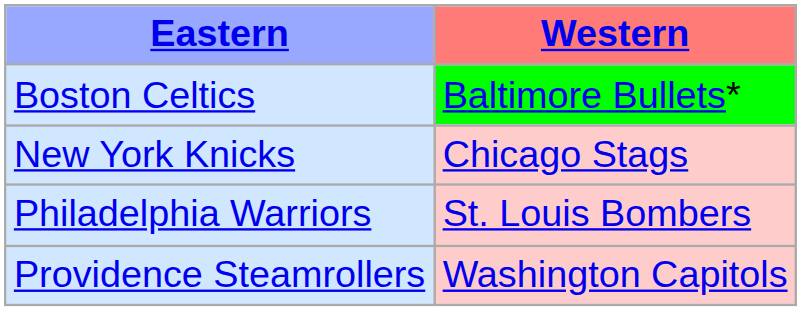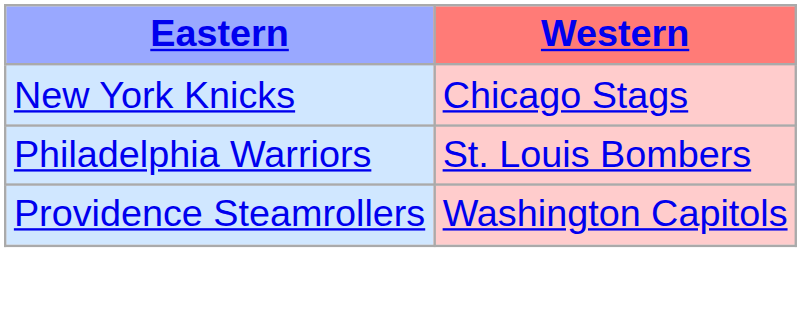- row: (135, 94)
